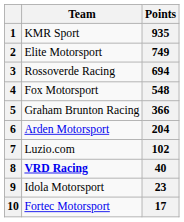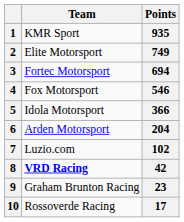(70, 71) Rossoverde Racing -> (67, 71) Fortec Motorsport
(160, 90) 548 -> (160, 90) 546
(82, 110) Graham Brunton Racing -> (64, 110) Idola Motorsport
(160, 168) 40 -> (160, 168) 42
(64, 187) Idola Motorsport -> (82, 187) Graham Brunton Racing
(67, 206) Fortec Motorsport -> (70, 206) Rossoverde Racing
